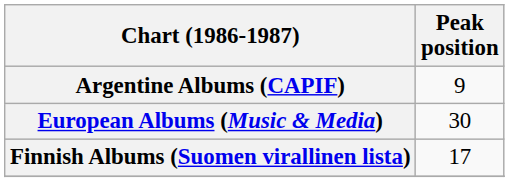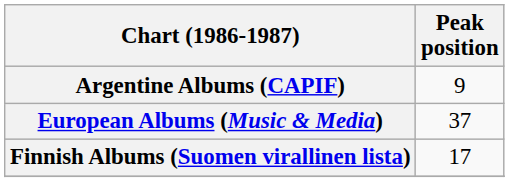(460, 120) 30 -> (460, 120) 37
